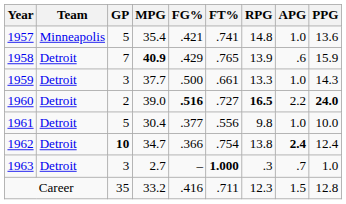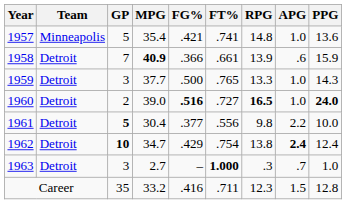(192, 58) .429 -> (192, 58) .366
(227, 58) .765 -> (227, 58) .661
(227, 80) .661 -> (227, 80) .765
(298, 101) 2.2 -> (298, 101) 1.0
(126, 123) normal -> (126, 123) bold
(298, 123) 1.0 -> (298, 123) 2.2
(192, 144) .366 -> (192, 144) .429
